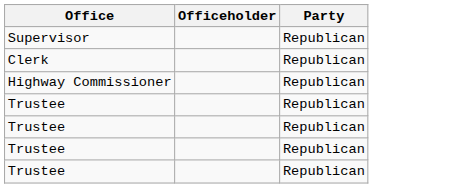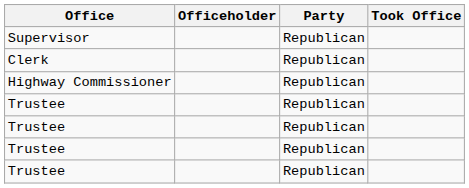+ column: (416, 16)
